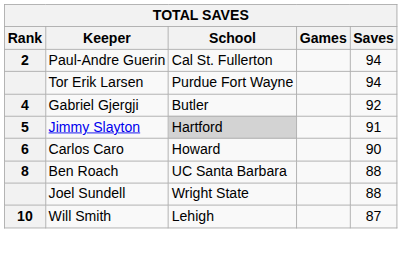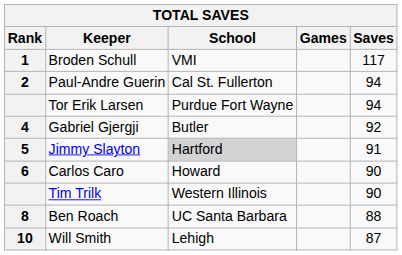+ row: (92, 60)
+ row: (75, 194)
- row: (87, 194)
